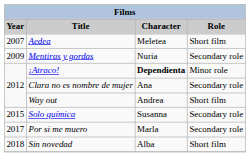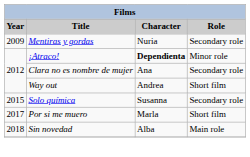- row: (40, 41)
(216, 130) Secondary role -> (208, 115) Short film
(208, 144) Short film -> (207, 130) Main role
